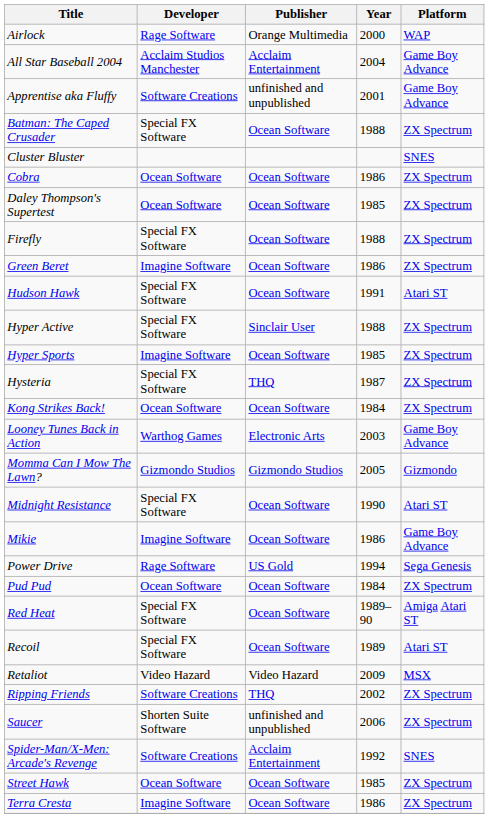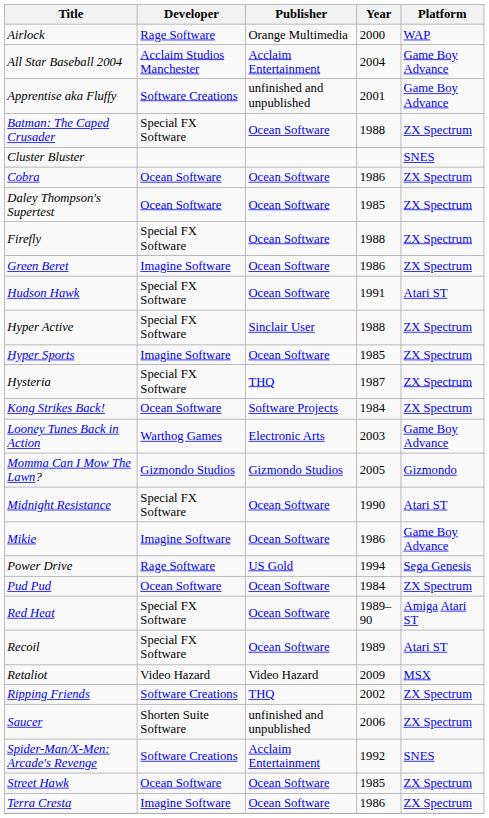(289, 408) Ocean Software -> (293, 408) Software Projects
